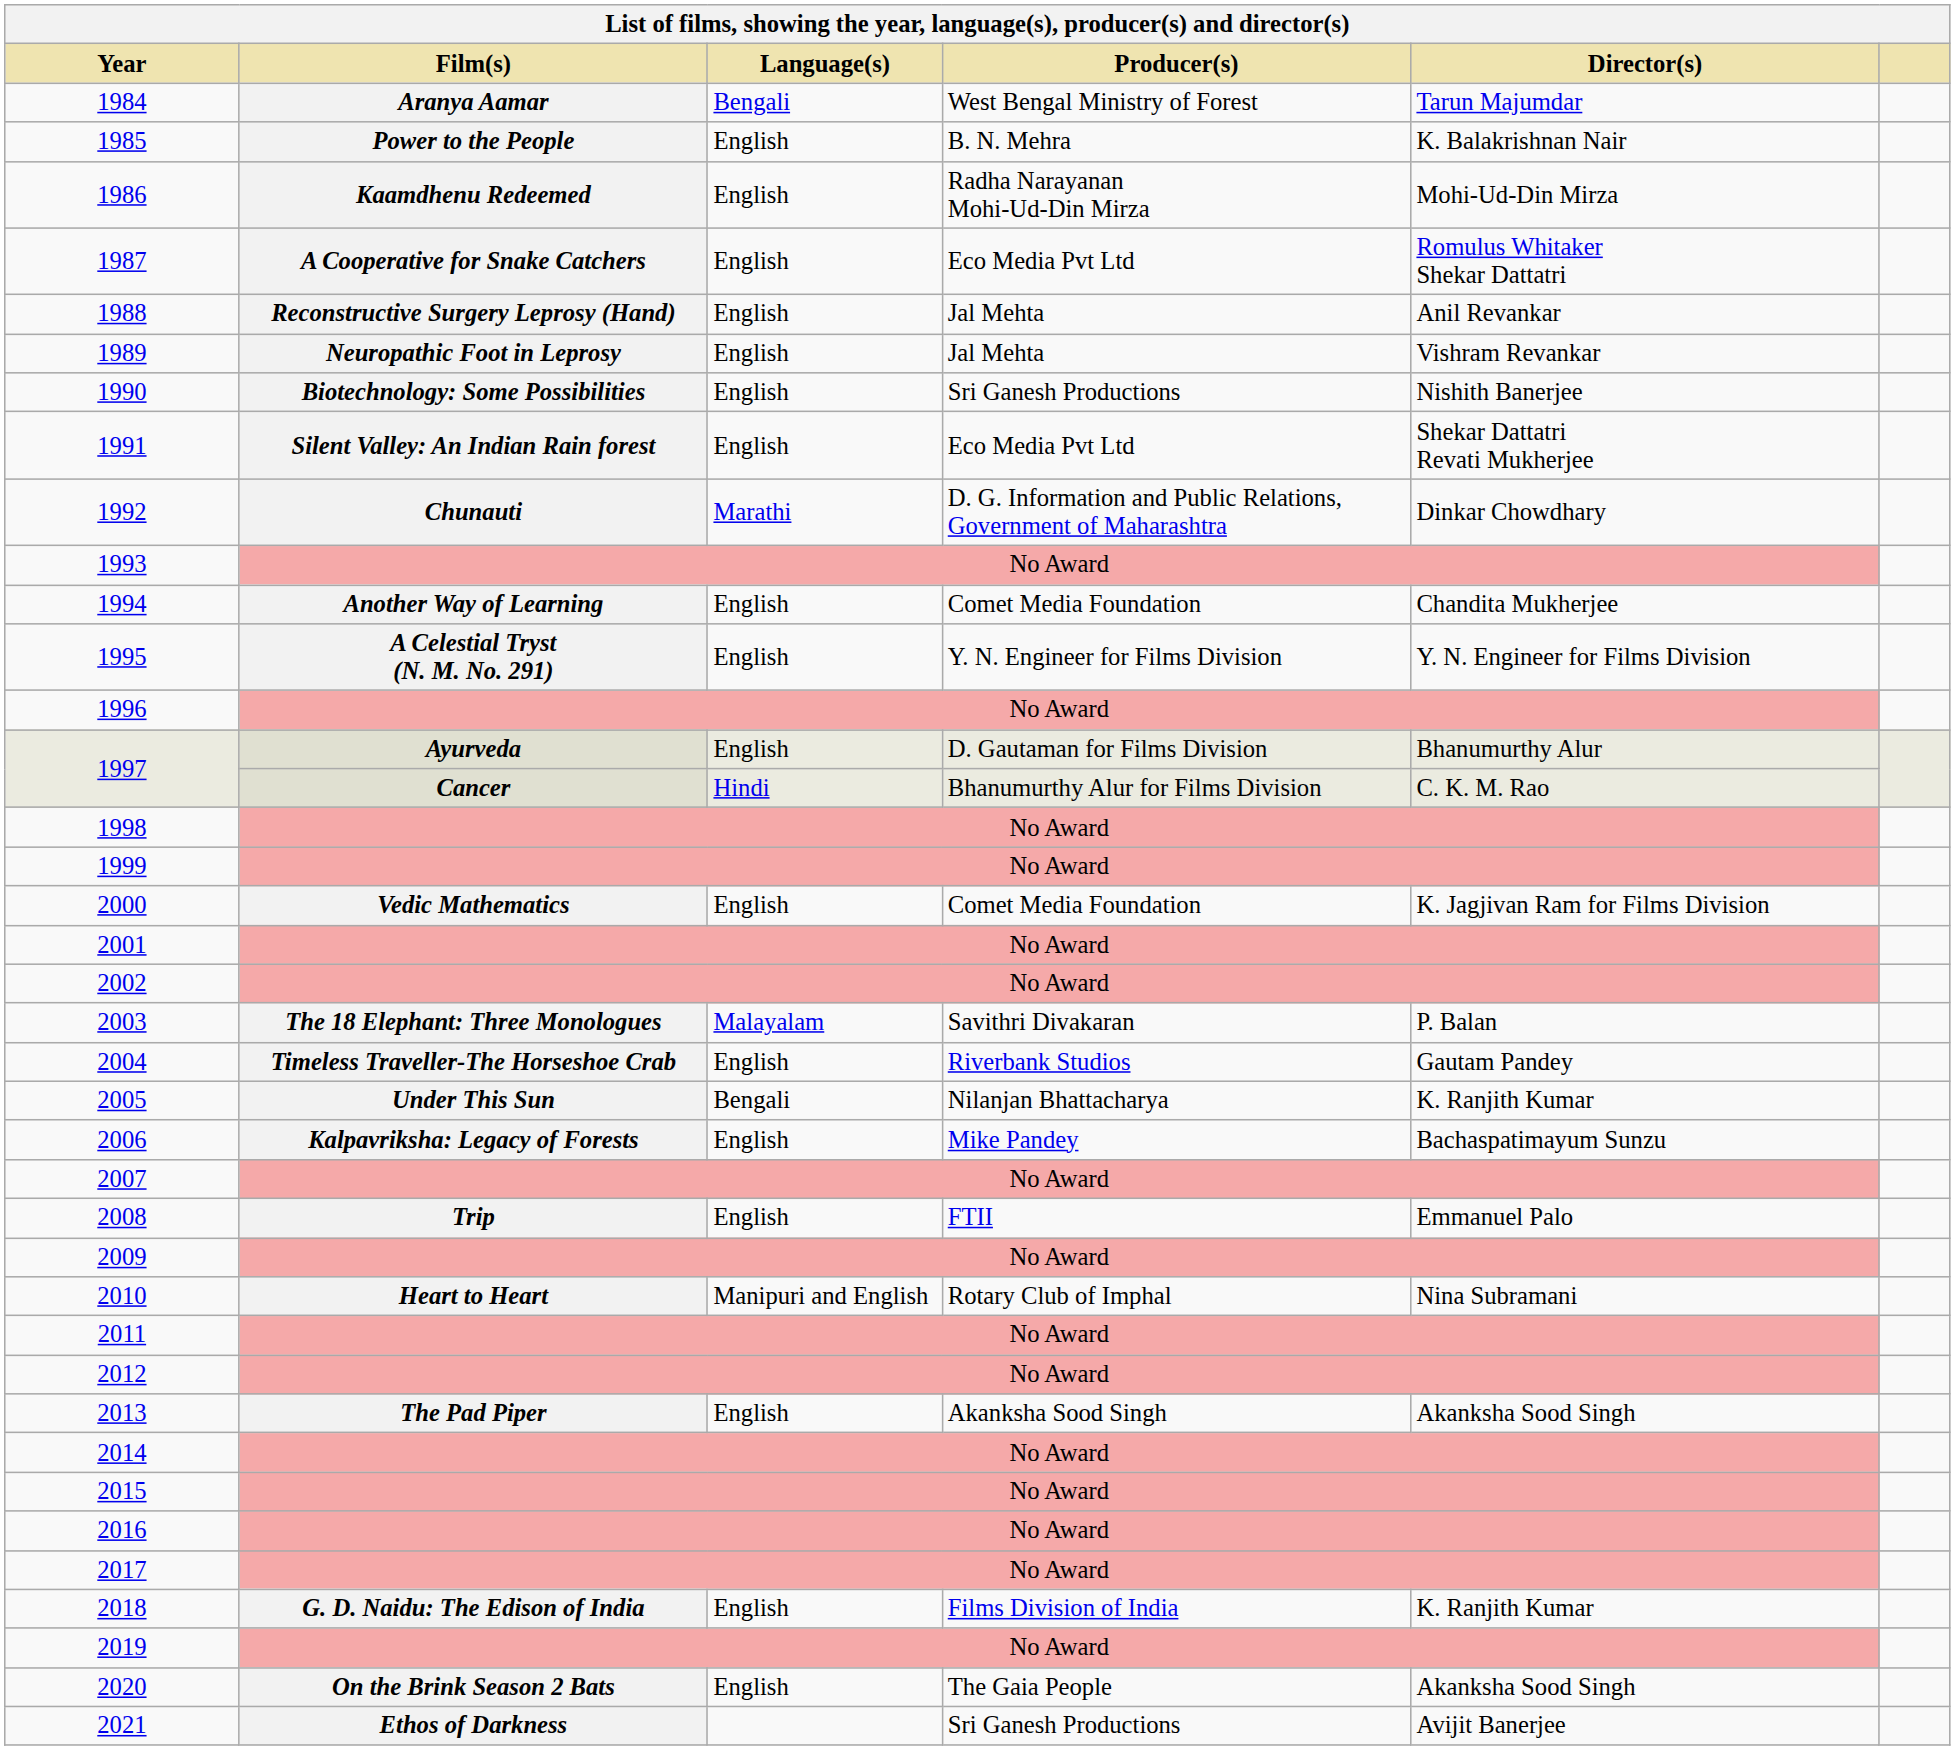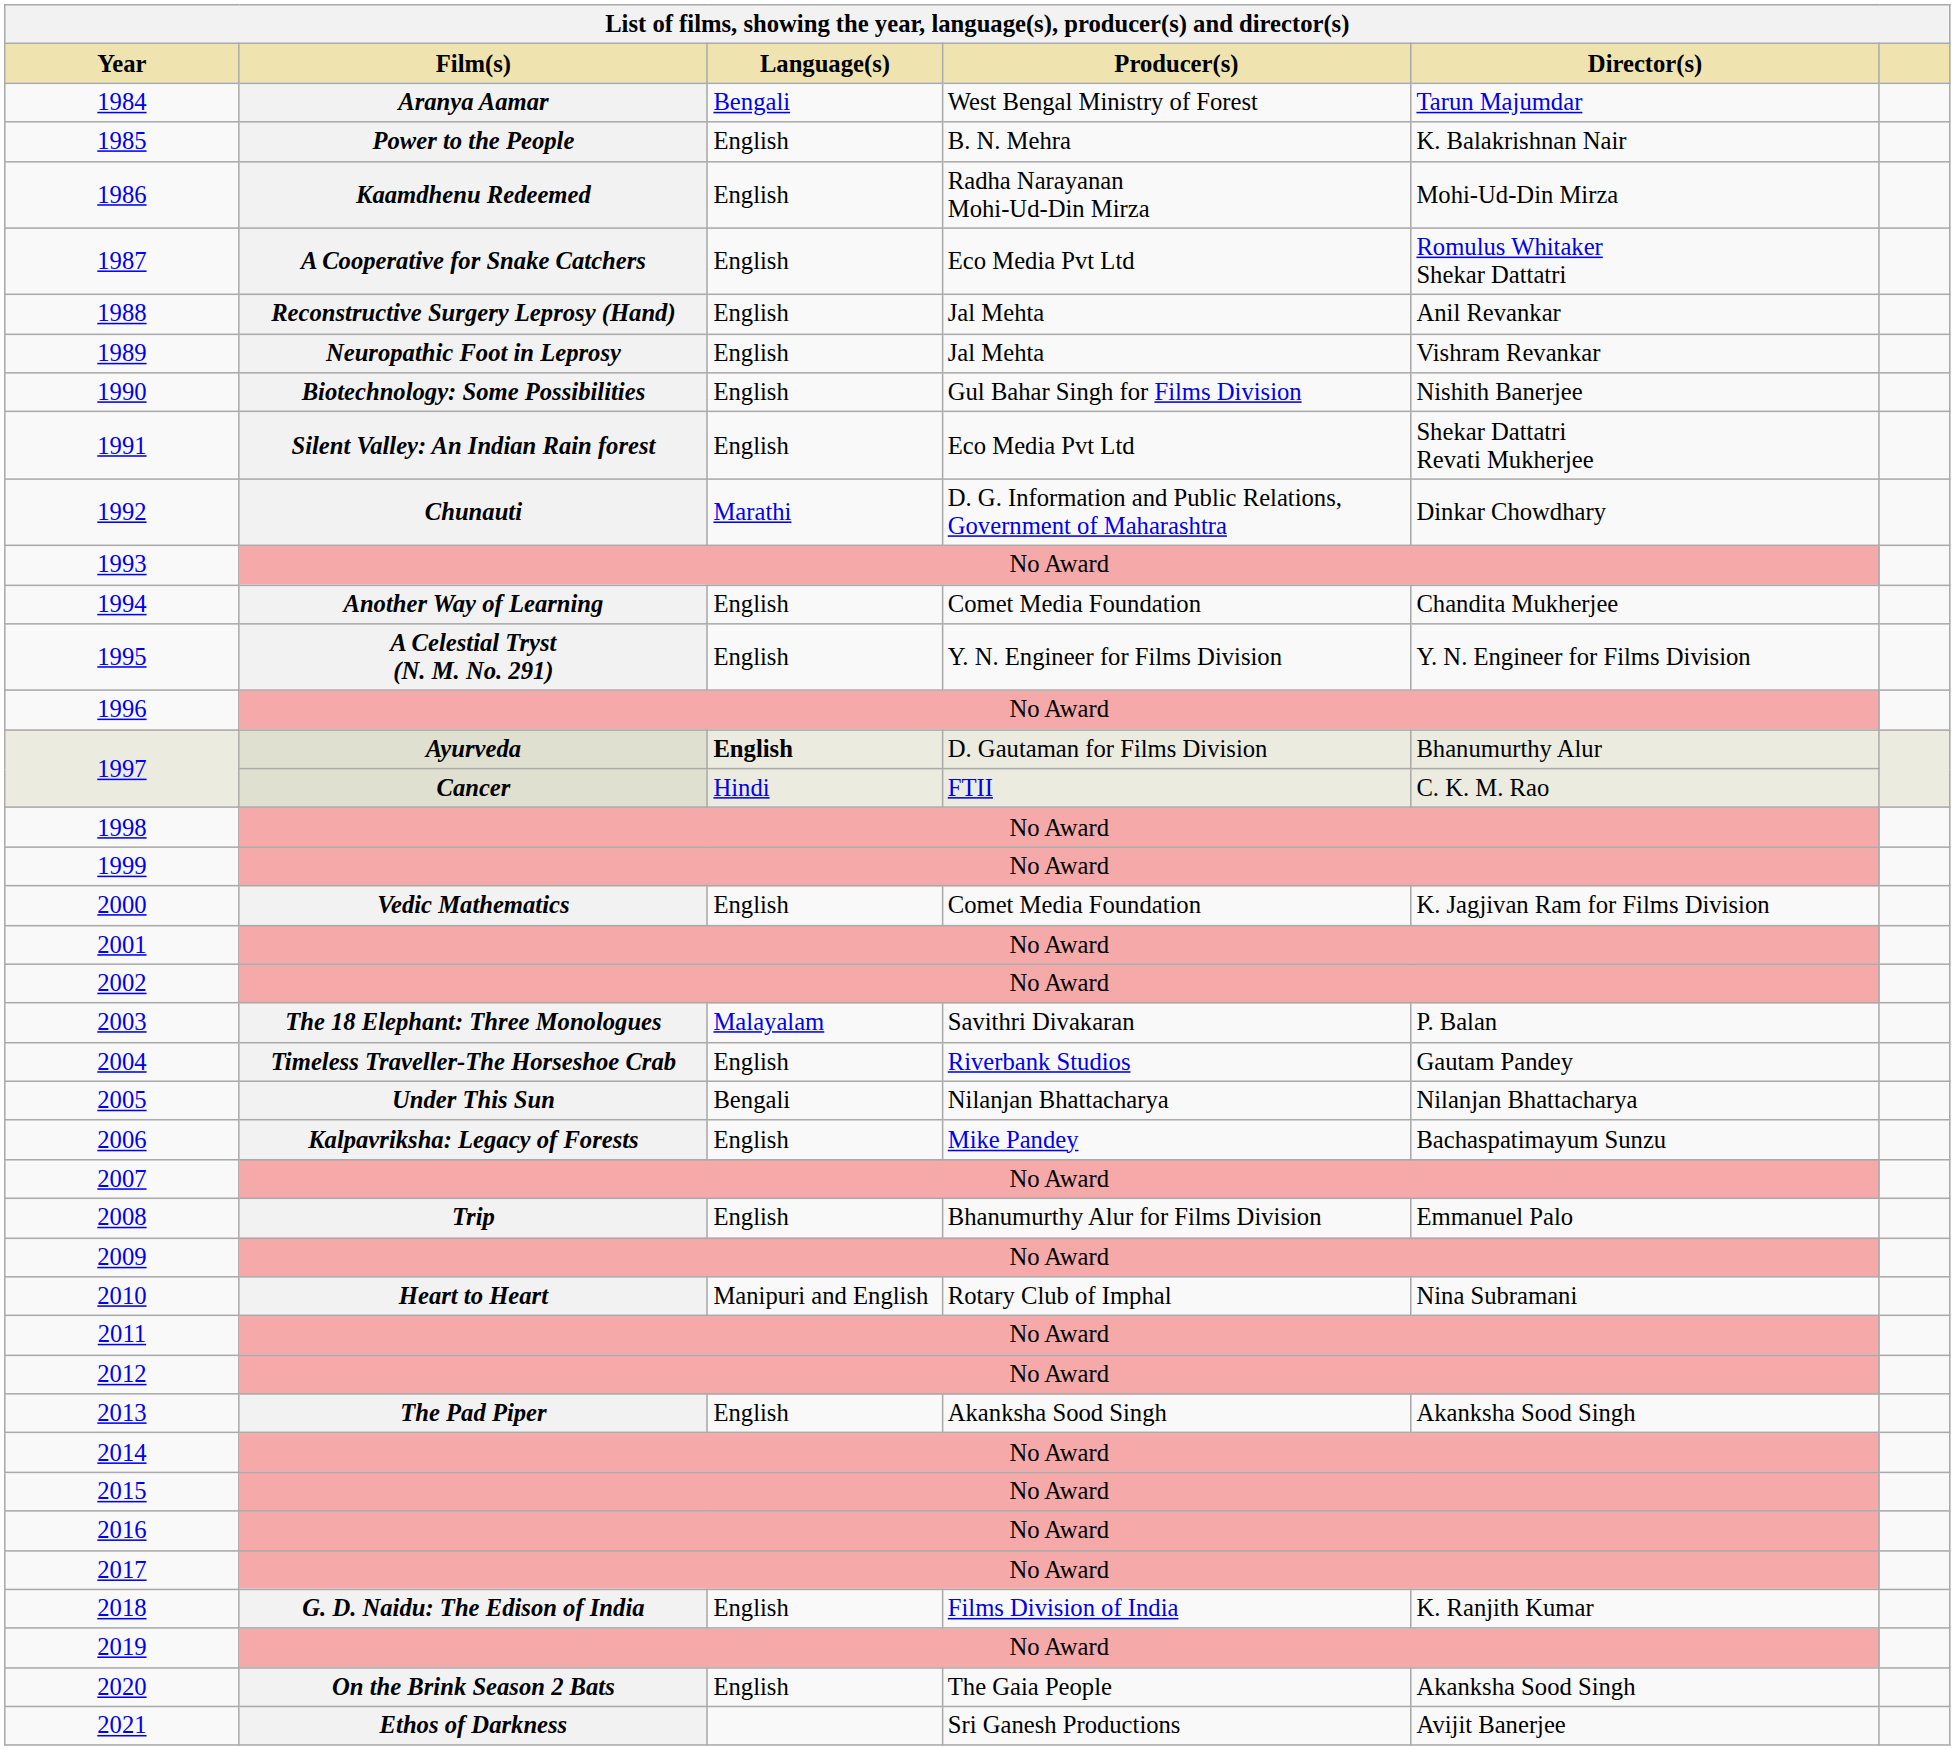(1064, 392) Sri Ganesh Productions -> (1125, 392) Gul Bahar Singh for Films Division
(751, 748) normal -> (753, 748) bold
(1135, 787) Bhanumurthy Alur for Films Division -> (970, 787) FTII
(1505, 1100) K. Ranjith Kumar -> (1527, 1100) Nilanjan Bhattacharya
(970, 1217) FTII -> (1135, 1217) Bhanumurthy Alur for Films Division
